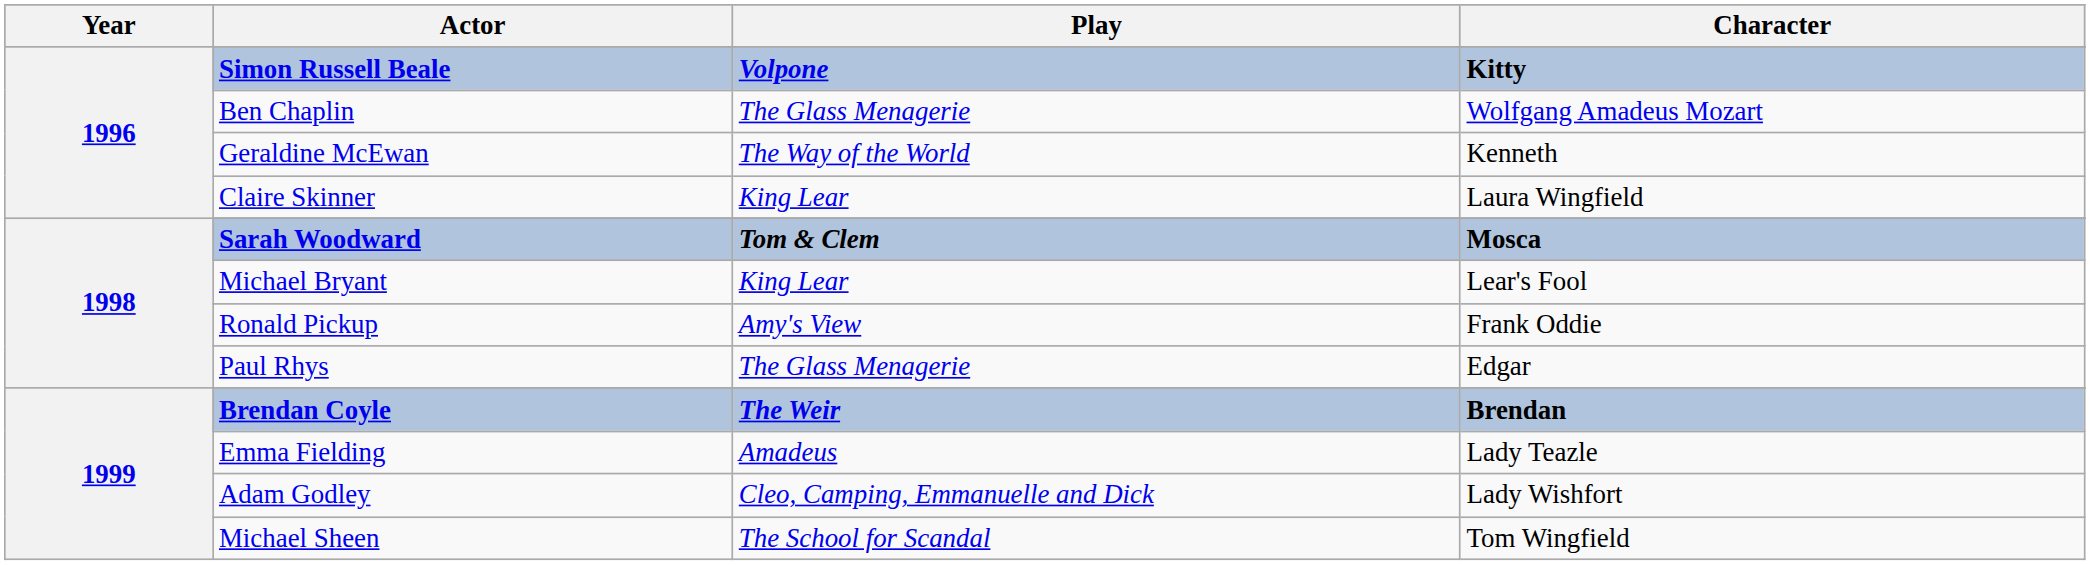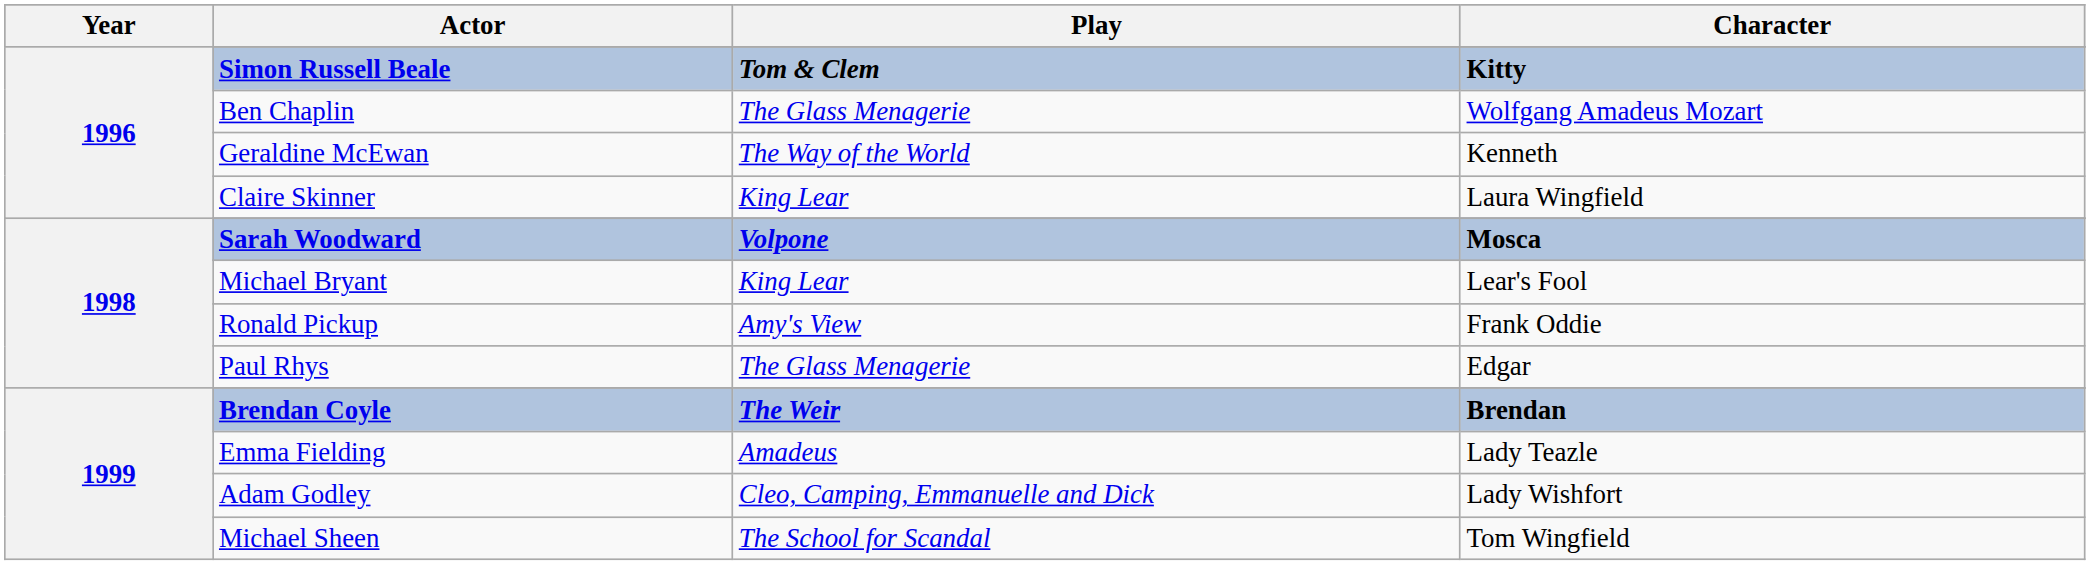(784, 68) Volpone -> (809, 68) Tom & Clem
(809, 238) Tom & Clem -> (784, 238) Volpone
